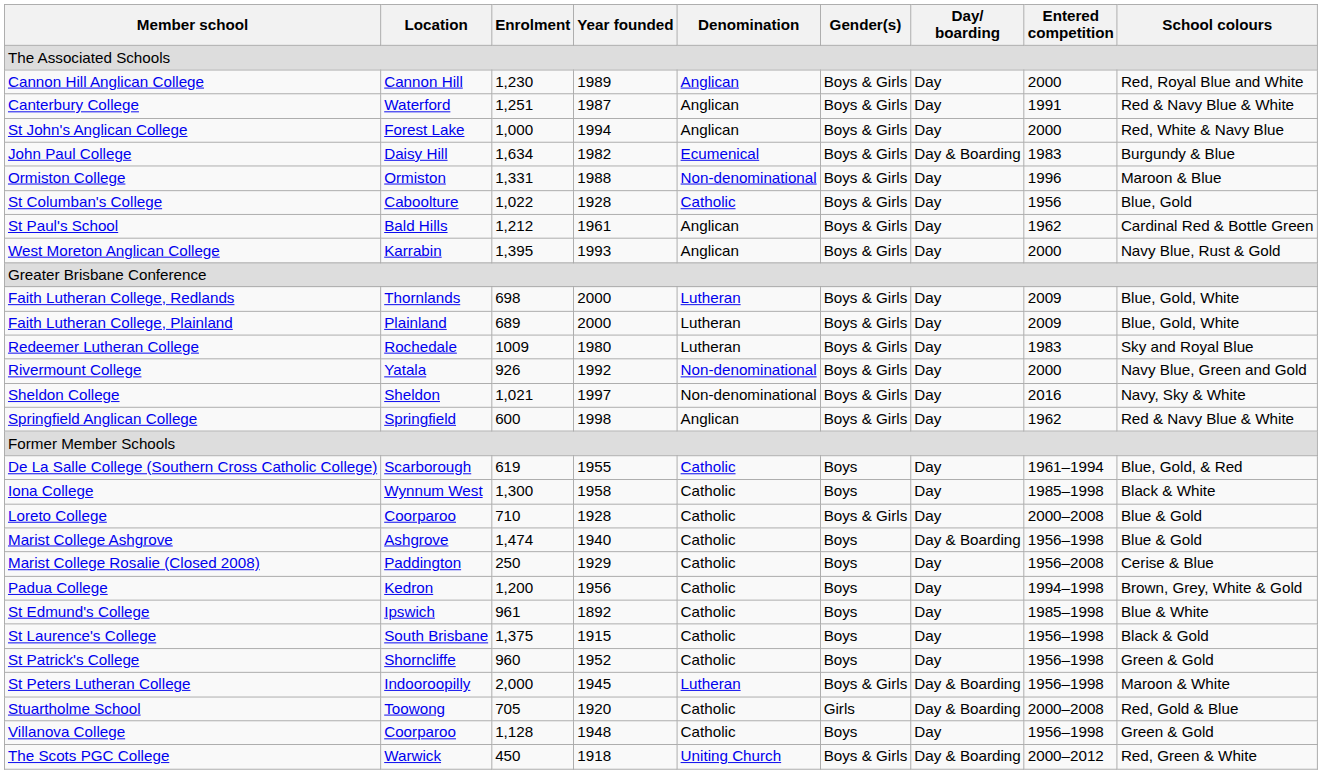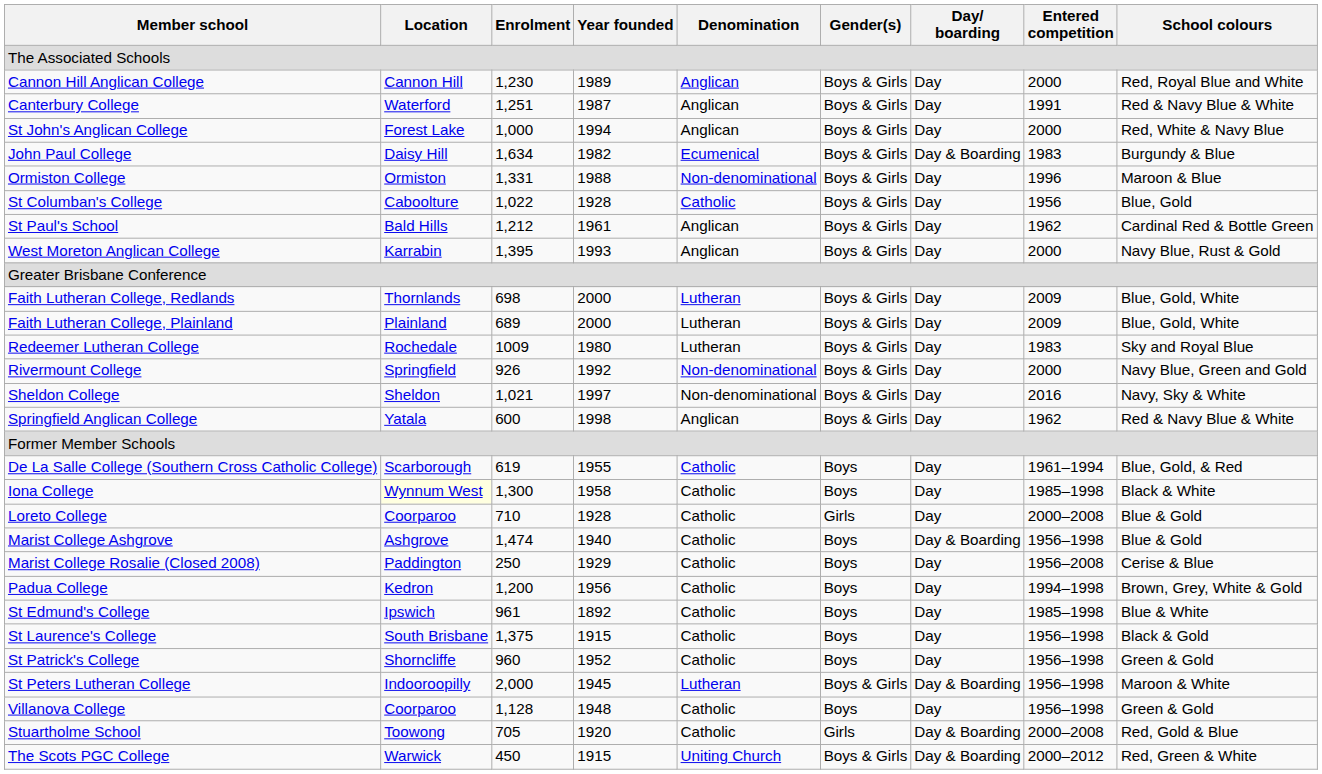(405, 371) Yatala -> (420, 371) Springfield
(420, 419) Springfield -> (405, 419) Yatala
(433, 491) no background -> (433, 491) lightyellow background
(865, 515) Boys & Girls -> (839, 515) Girls
rows swapped: (74, 708) <-> (67, 732)
(594, 756) 1918 -> (594, 756) 1915
